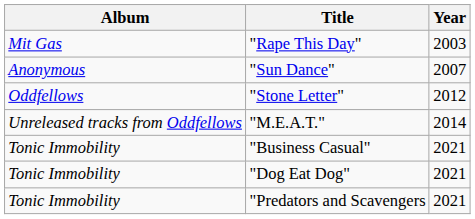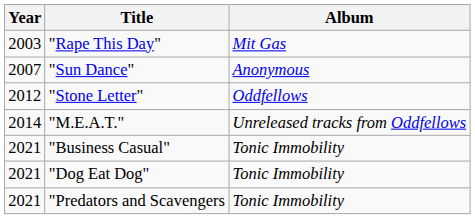columns swapped: (450, 17) <-> (125, 17)
